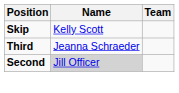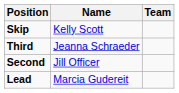(76, 63) lightgrey background -> (76, 63) no background
+ row: (19, 79)
